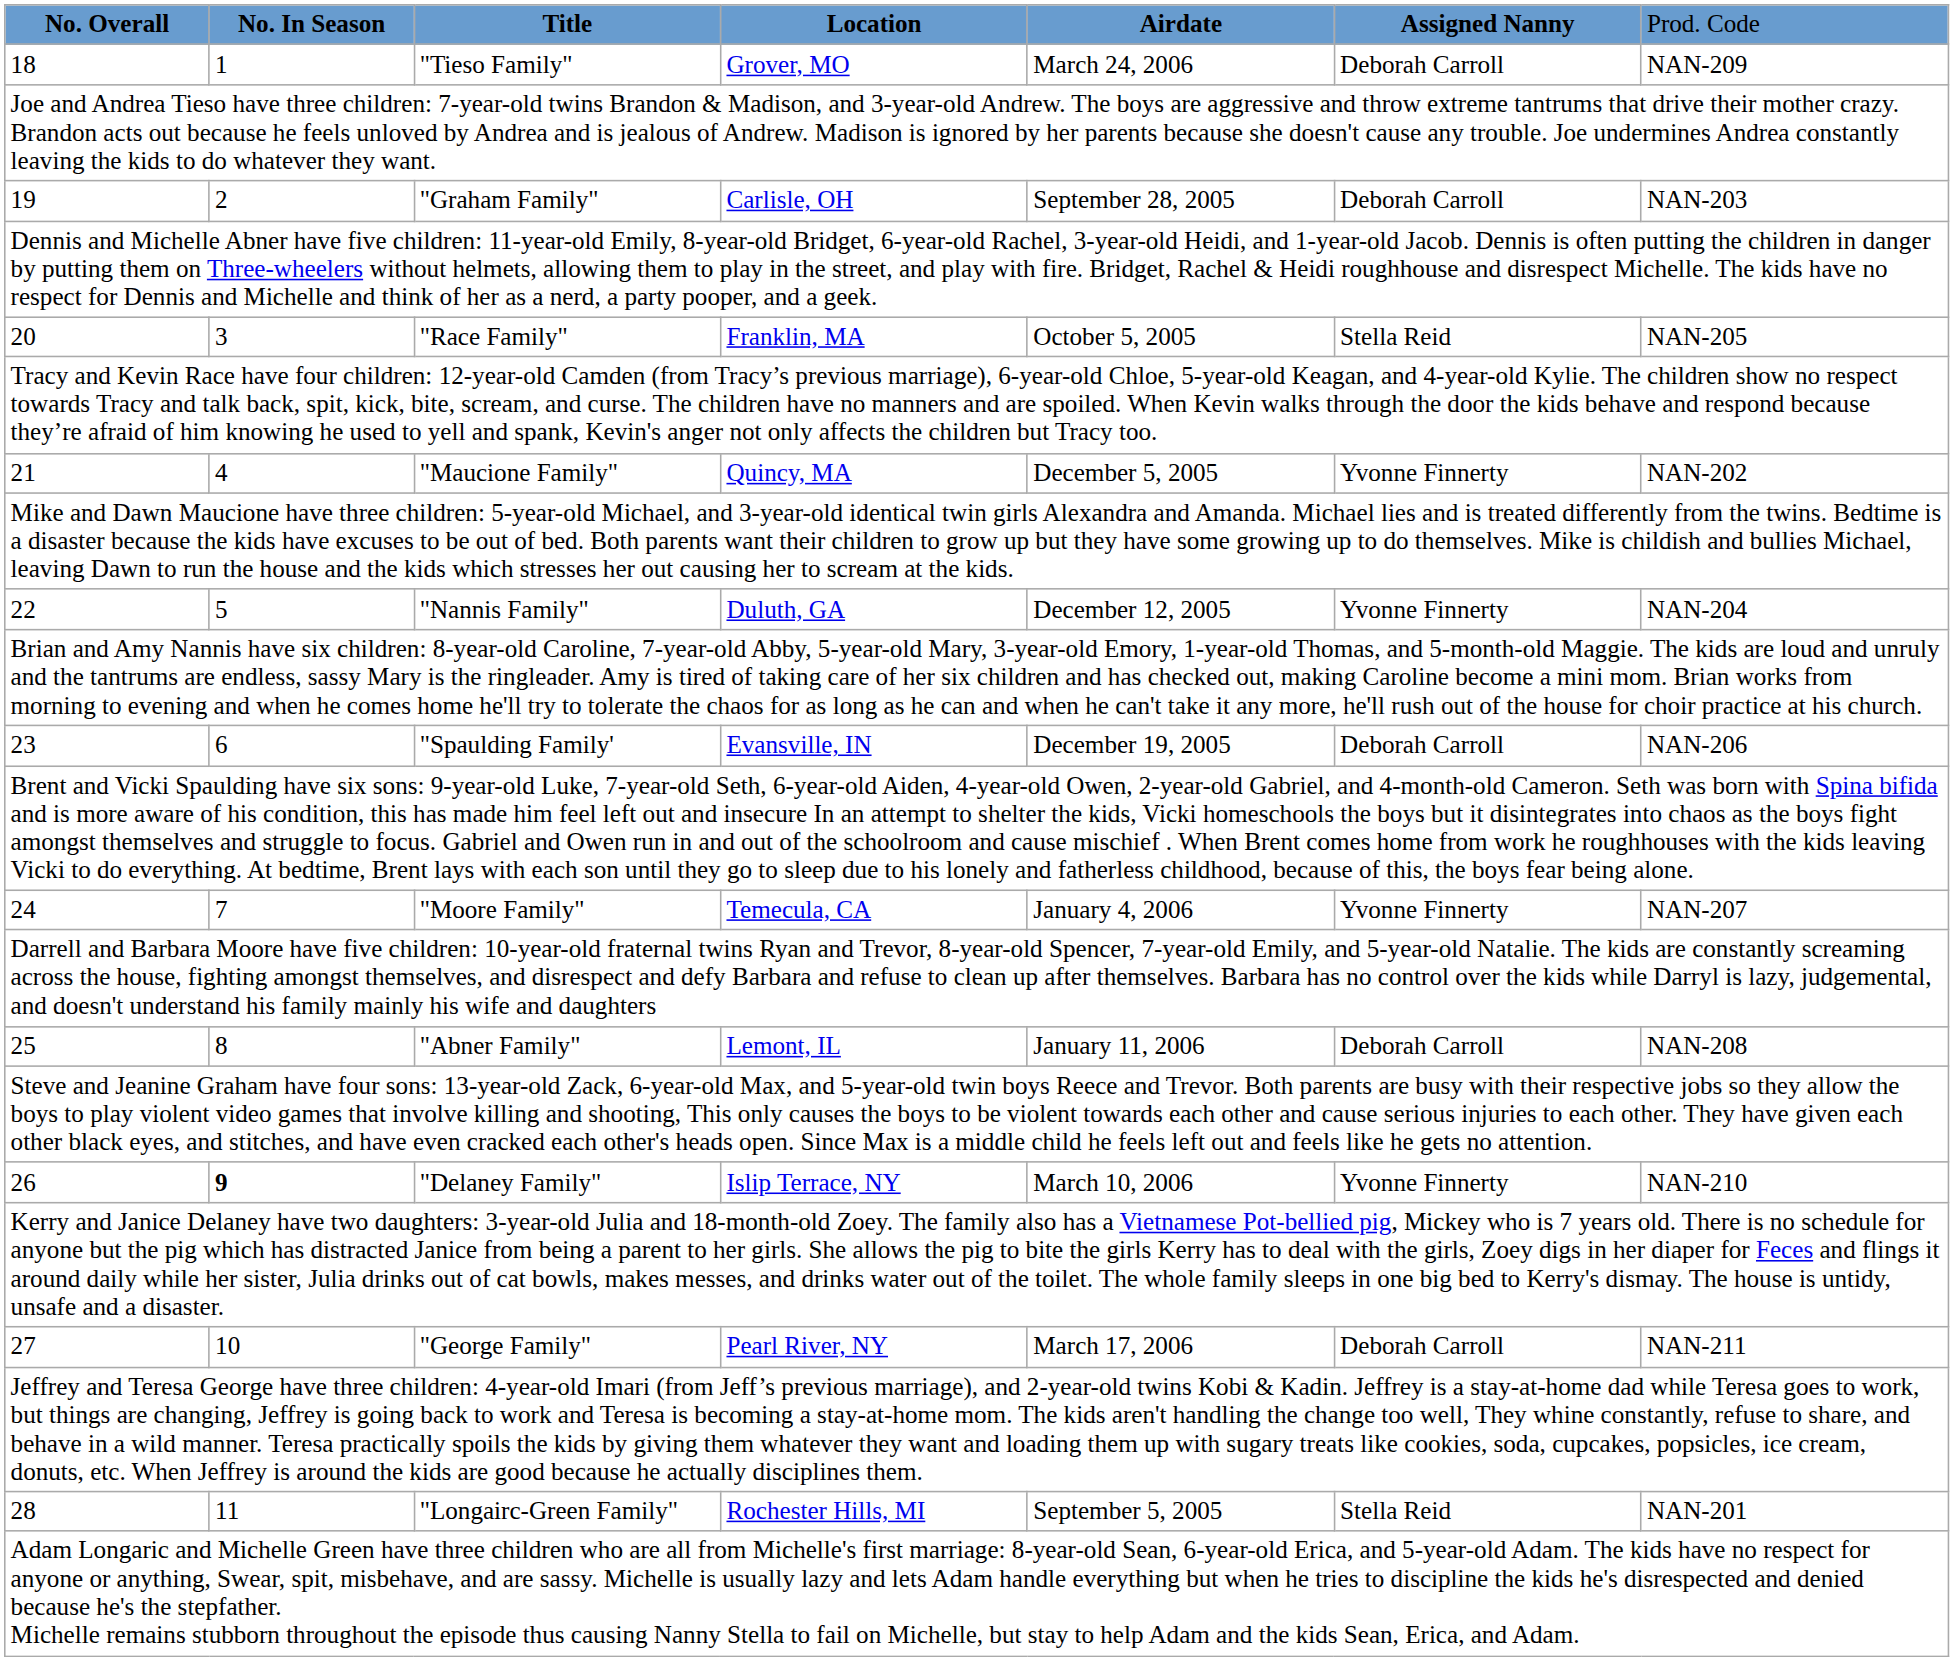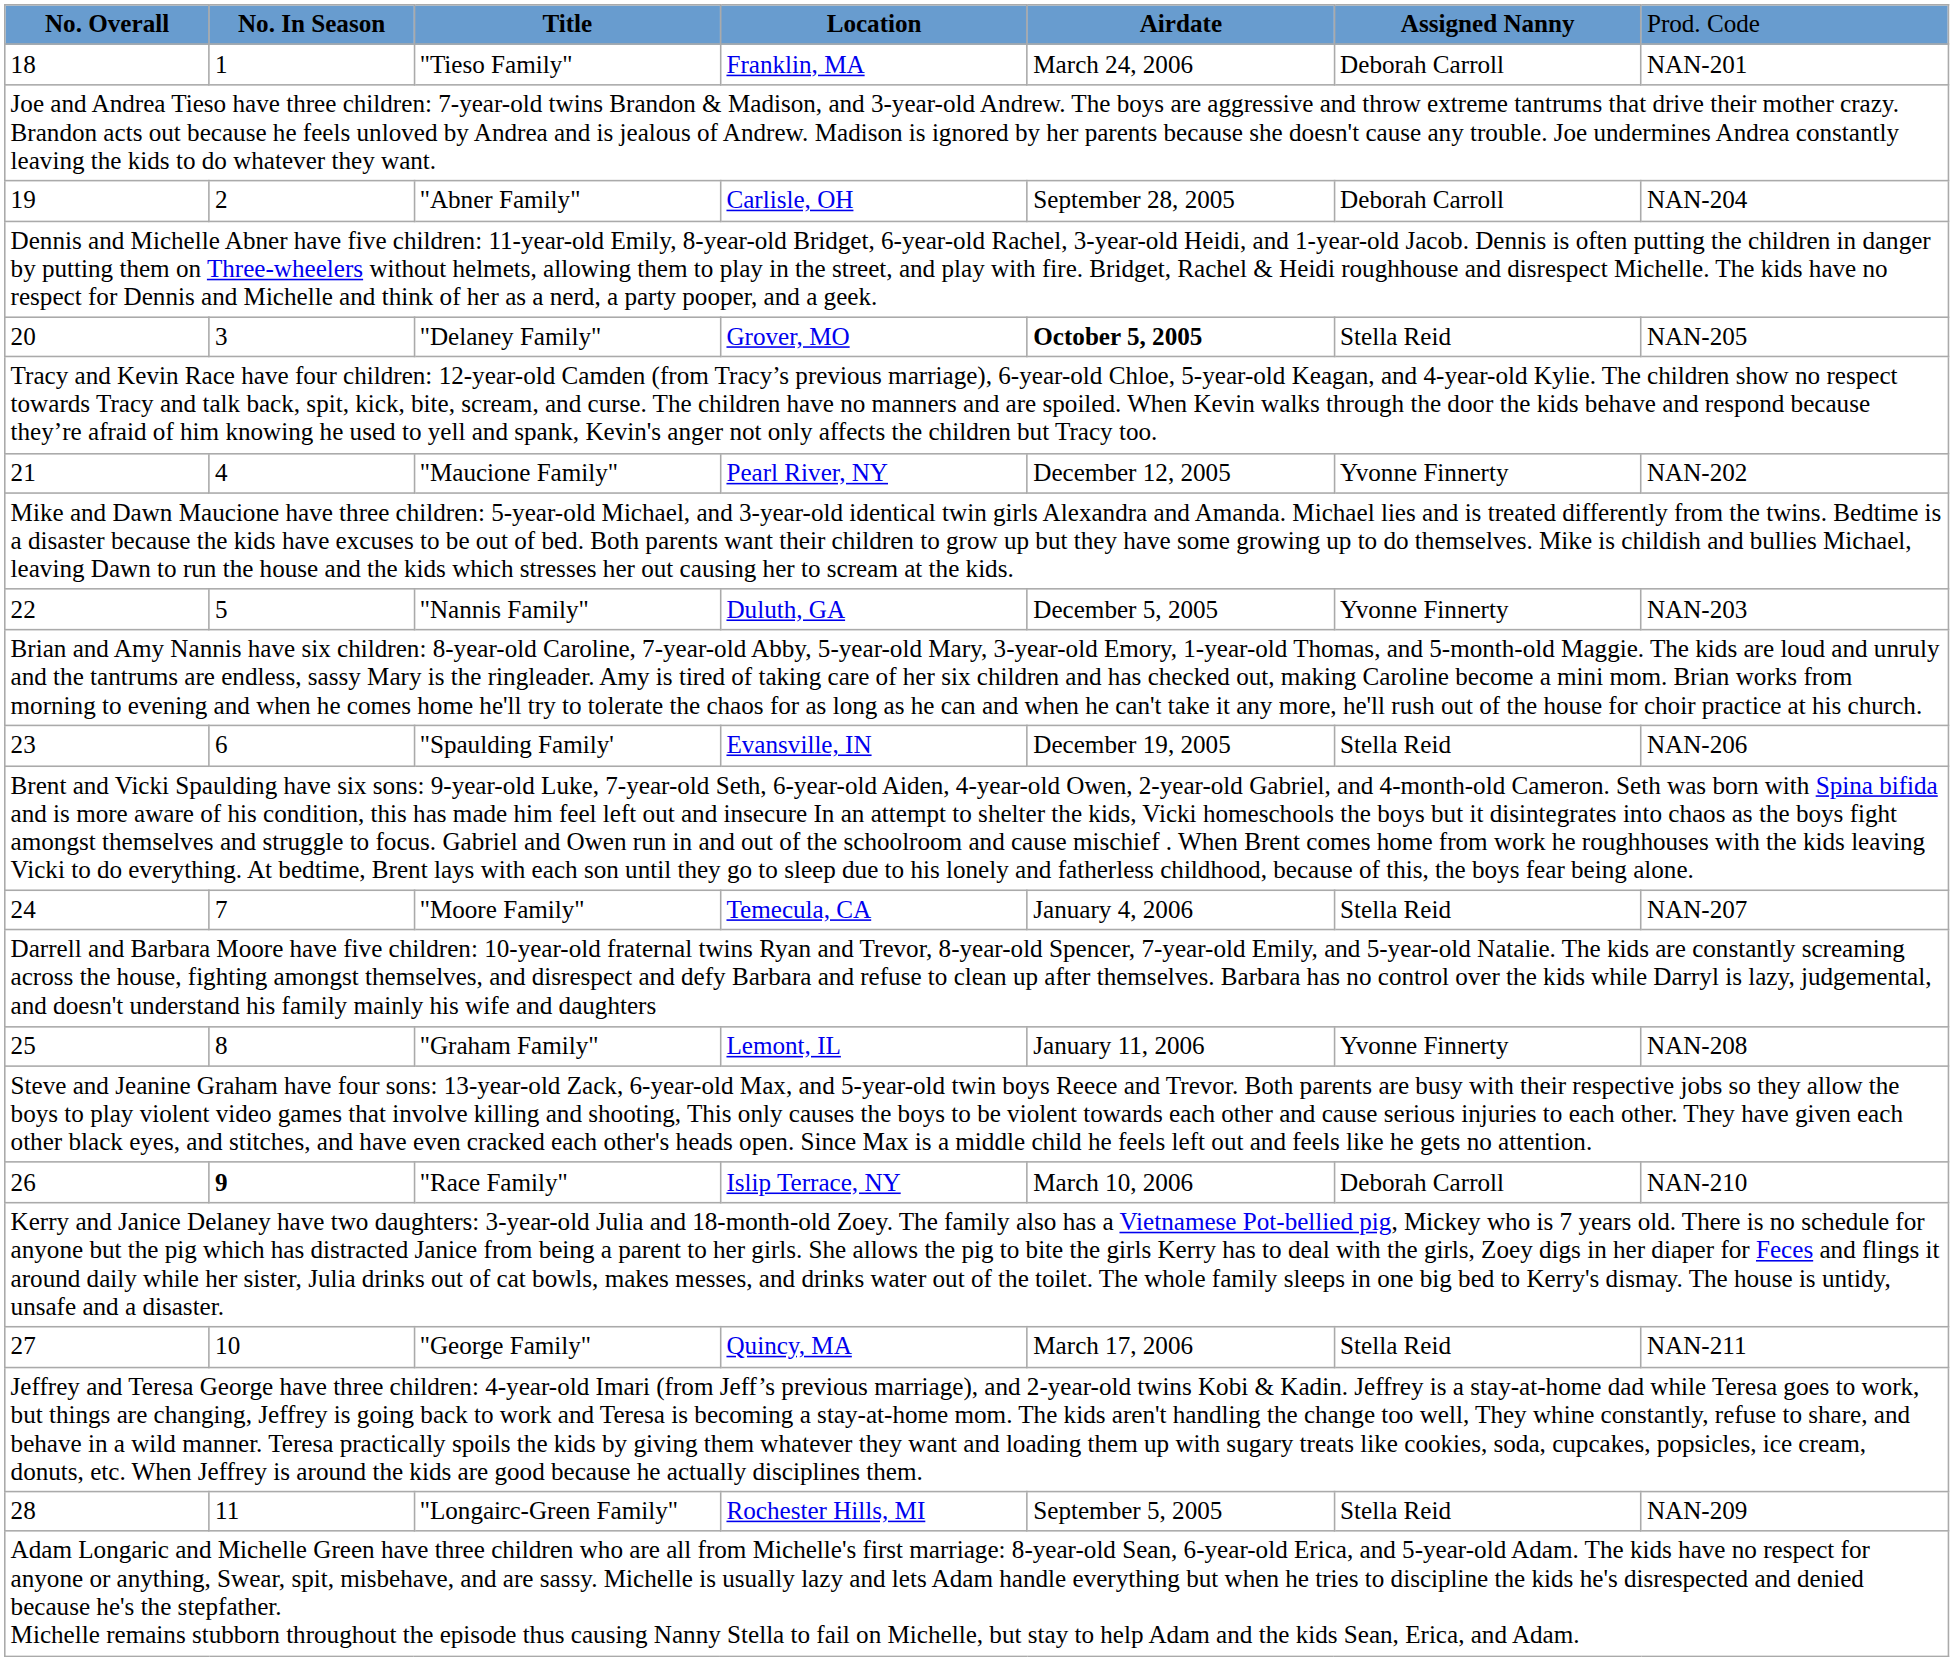(788, 64) Grover, MO -> (796, 64) Franklin, MA
(1697, 64) NAN-209 -> (1697, 64) NAN-201
(509, 200) "Graham Family" -> (500, 200) "Abner Family"
(1697, 200) NAN-203 -> (1697, 200) NAN-204
(494, 336) "Race Family" -> (510, 336) "Delaney Family"
(796, 336) Franklin, MA -> (788, 336) Grover, MO
(1115, 336) normal -> (1118, 336) bold
(789, 472) Quincy, MA -> (807, 472) Pearl River, NY
(1126, 472) December 5, 2005 -> (1132, 472) December 12, 2005
(1132, 609) December 12, 2005 -> (1126, 609) December 5, 2005
(1697, 609) NAN-204 -> (1697, 609) NAN-203
(1422, 745) Deborah Carroll -> (1396, 745) Stella Reid
(1424, 909) Yvonne Finnerty -> (1396, 909) Stella Reid
(500, 1045) "Abner Family" -> (509, 1045) "Graham Family"
(1422, 1045) Deborah Carroll -> (1424, 1045) Yvonne Finnerty
(510, 1182) "Delaney Family" -> (494, 1182) "Race Family"
(1424, 1182) Yvonne Finnerty -> (1422, 1182) Deborah Carroll
(807, 1346) Pearl River, NY -> (789, 1346) Quincy, MA
(1422, 1346) Deborah Carroll -> (1396, 1346) Stella Reid
(1697, 1511) NAN-201 -> (1697, 1511) NAN-209
